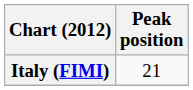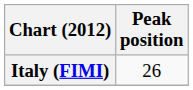(152, 70) 21 -> (152, 70) 26
